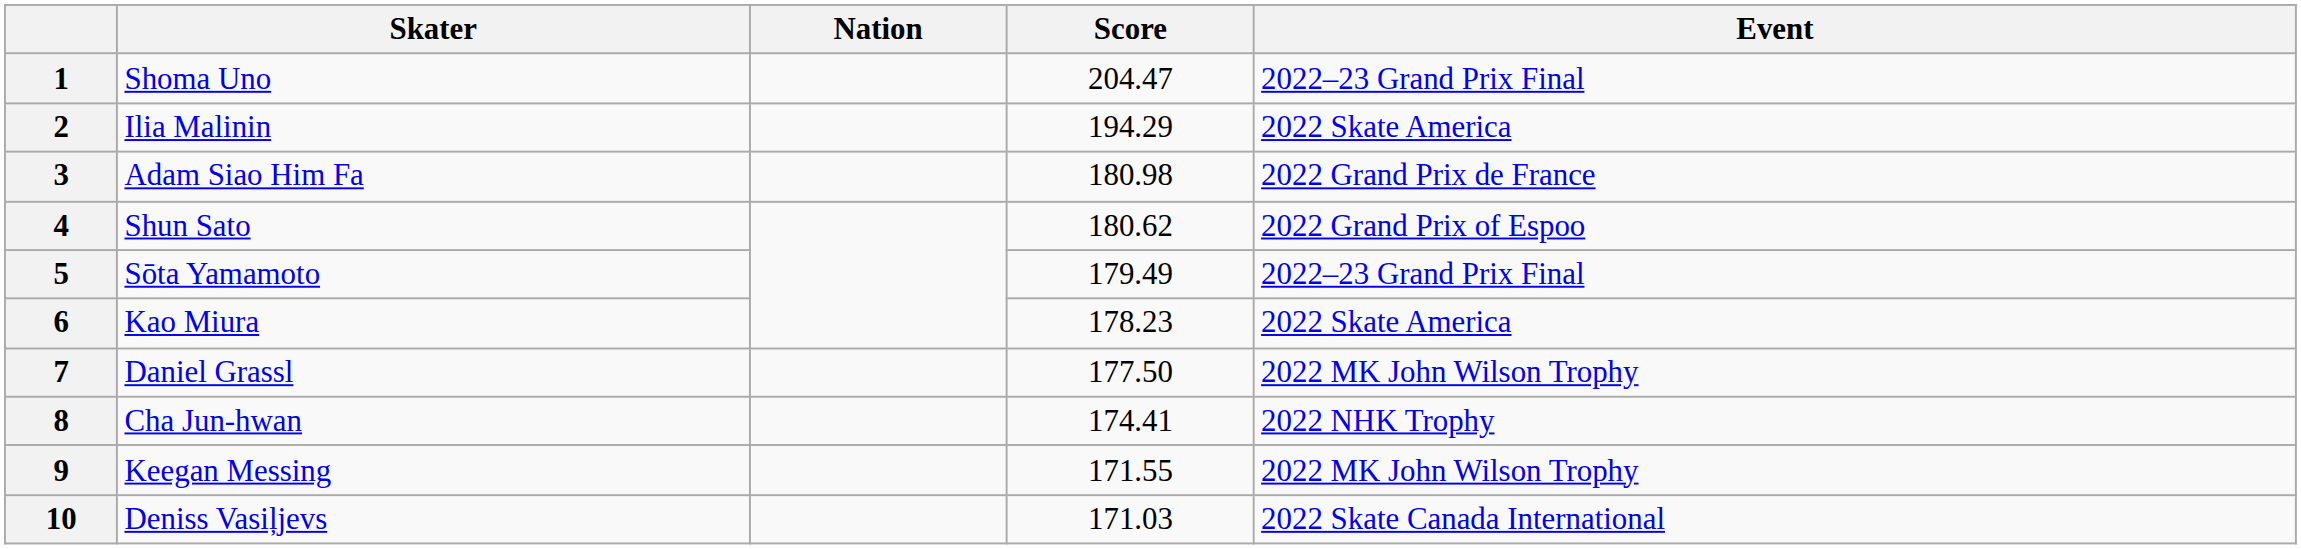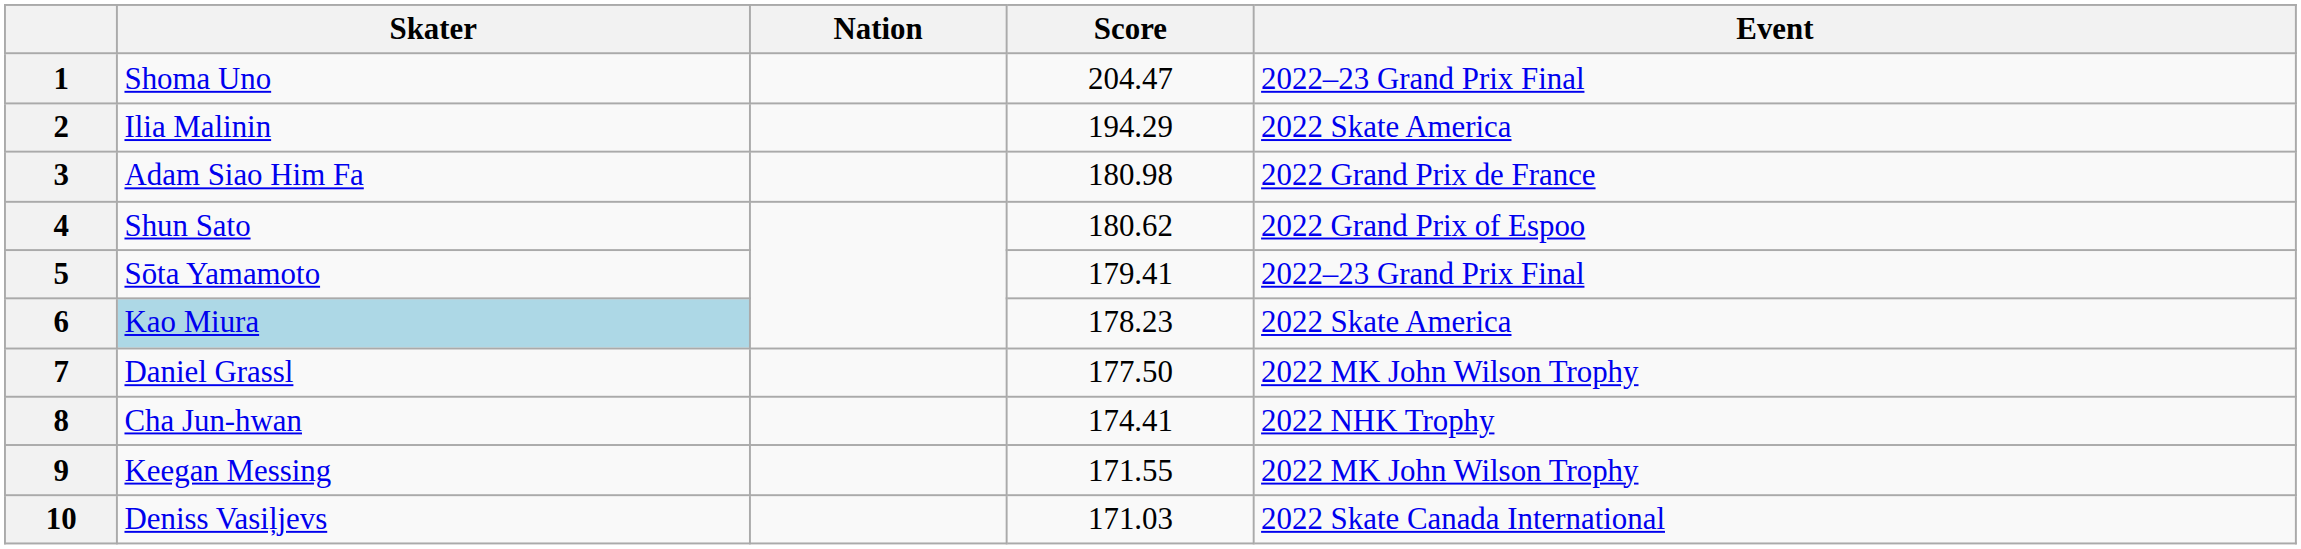(1130, 273) 179.49 -> (1130, 273) 179.41
(192, 322) no background -> (192, 322) lightblue background
